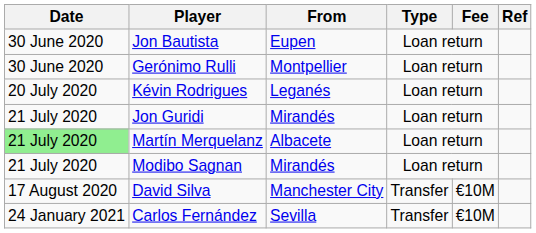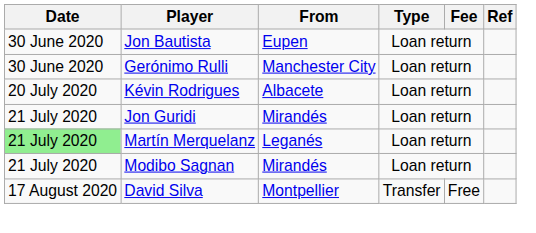(308, 66) Montpellier -> (319, 66) Manchester City
(300, 91) Leganés -> (293, 91) Albacete
(301, 141) Albacete -> (292, 141) Leganés
(327, 191) Manchester City -> (301, 191) Montpellier
(475, 191) €10M -> (464, 191) Free
- row: (194, 215)
